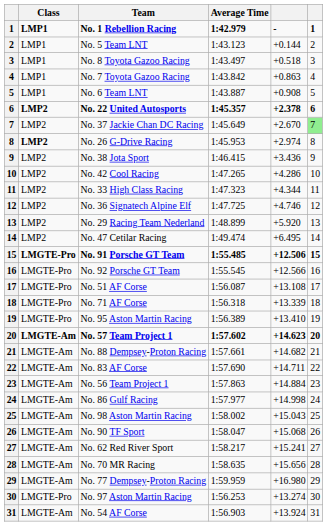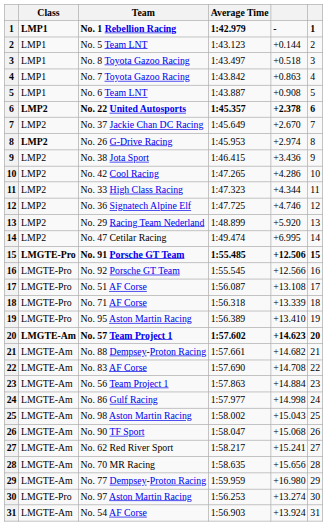(313, 126) lightgreen background -> (313, 126) no background
(287, 239) +6.495 -> (287, 239) +6.995
(289, 368) +14.711 -> (289, 368) +14.708
